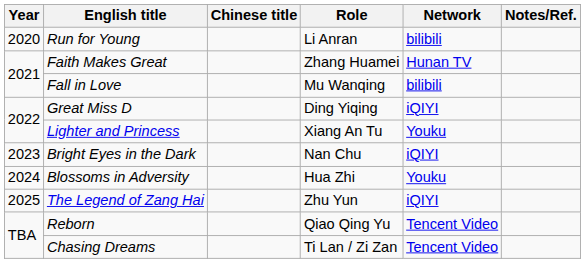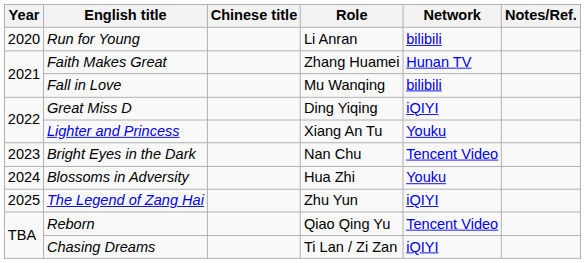(422, 154) iQIYI -> (452, 154) Tencent Video
(452, 246) Tencent Video -> (422, 246) iQIYI
